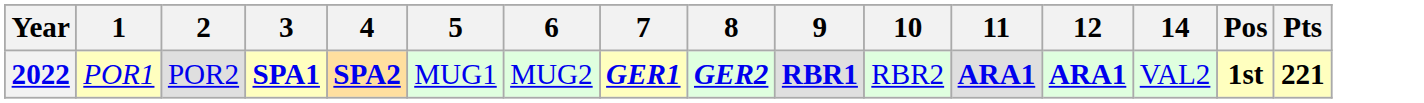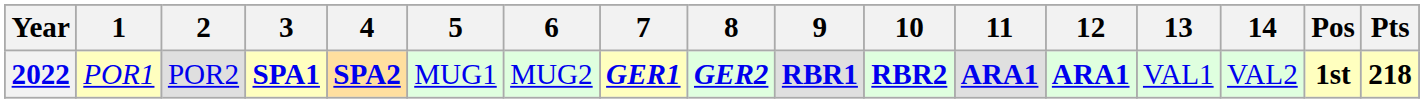+ column: (1178, 27)
(908, 73) normal -> (909, 73) bold
(1303, 73) 221 -> (1390, 73) 218
